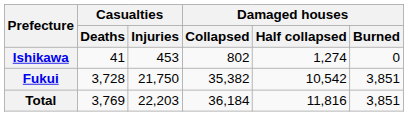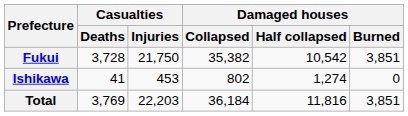rows swapped: (41, 79) <-> (41, 57)
